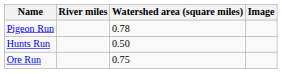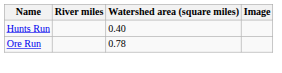- row: (30, 28)
(121, 44) 0.50 -> (117, 28) 0.40
(121, 60) 0.75 -> (117, 44) 0.78
